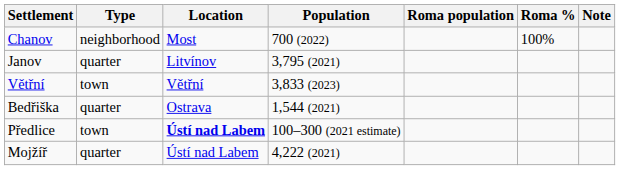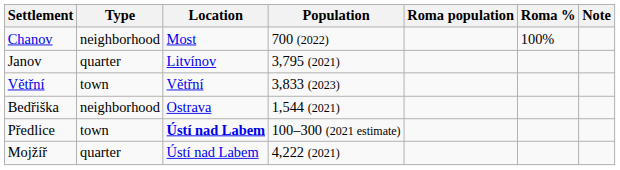(100, 107) quarter -> (120, 107) neighborhood
